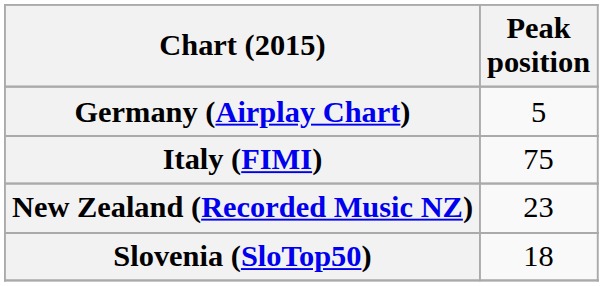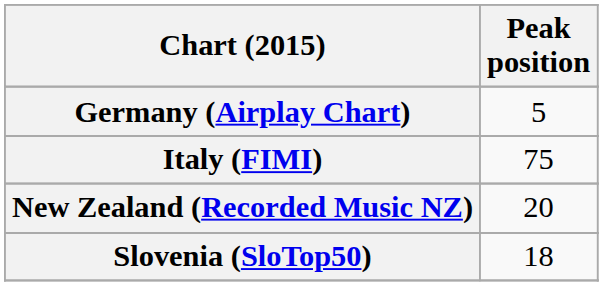(539, 207) 23 -> (539, 207) 20
